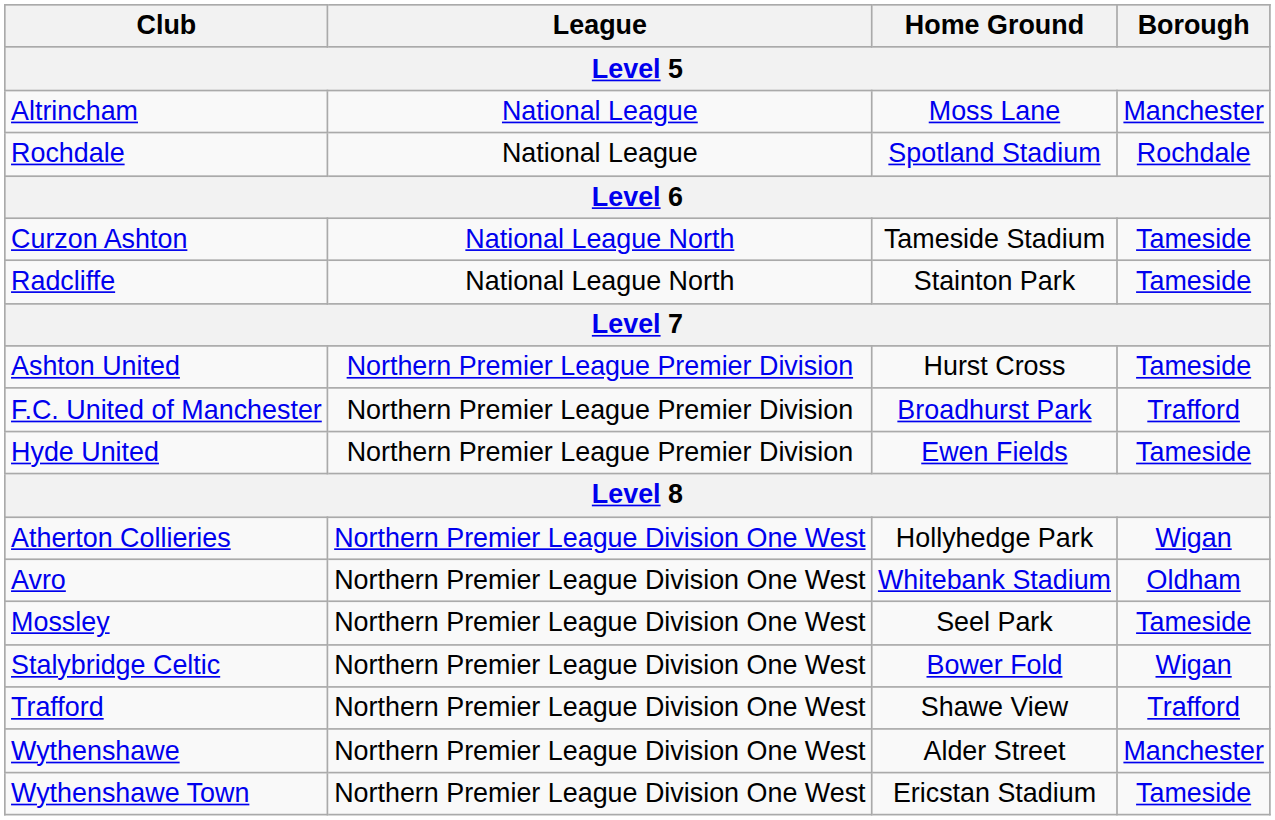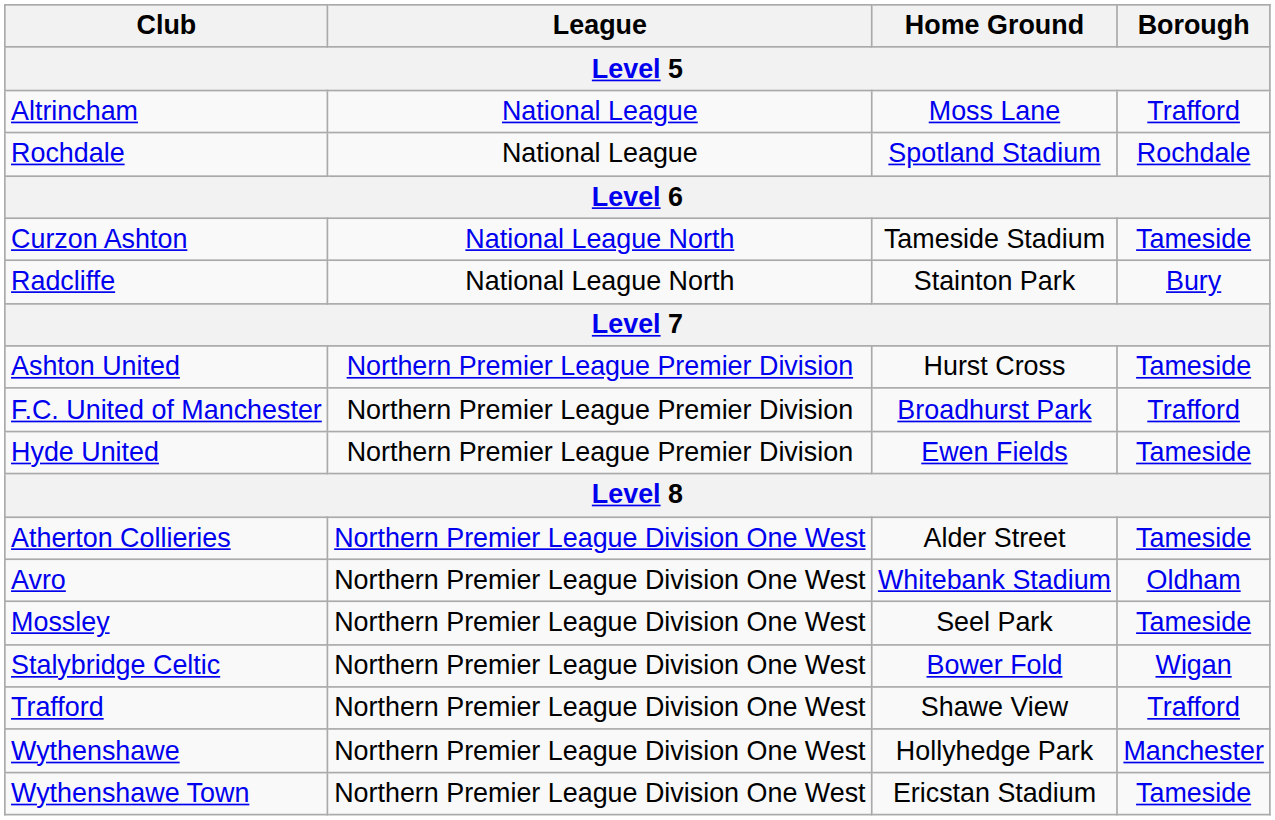(1194, 111) Manchester -> (1194, 111) Trafford
(1194, 281) Tameside -> (1194, 281) Bury
(994, 537) Hollyhedge Park -> (994, 537) Alder Street
(1194, 537) Wigan -> (1194, 537) Tameside
(994, 750) Alder Street -> (994, 750) Hollyhedge Park
